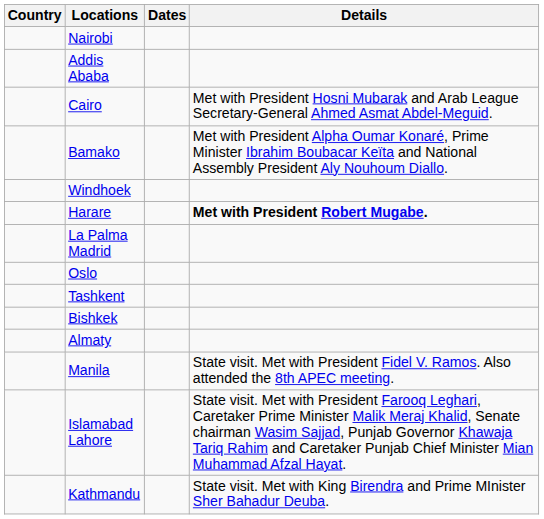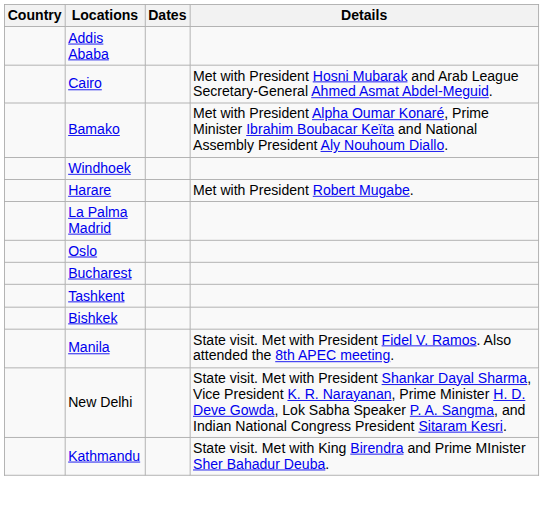- row: (90, 37)
(310, 213) bold -> (303, 190) normal
+ row: (100, 273)
- row: (90, 340)
+ row: (100, 402)
- row: (101, 432)
